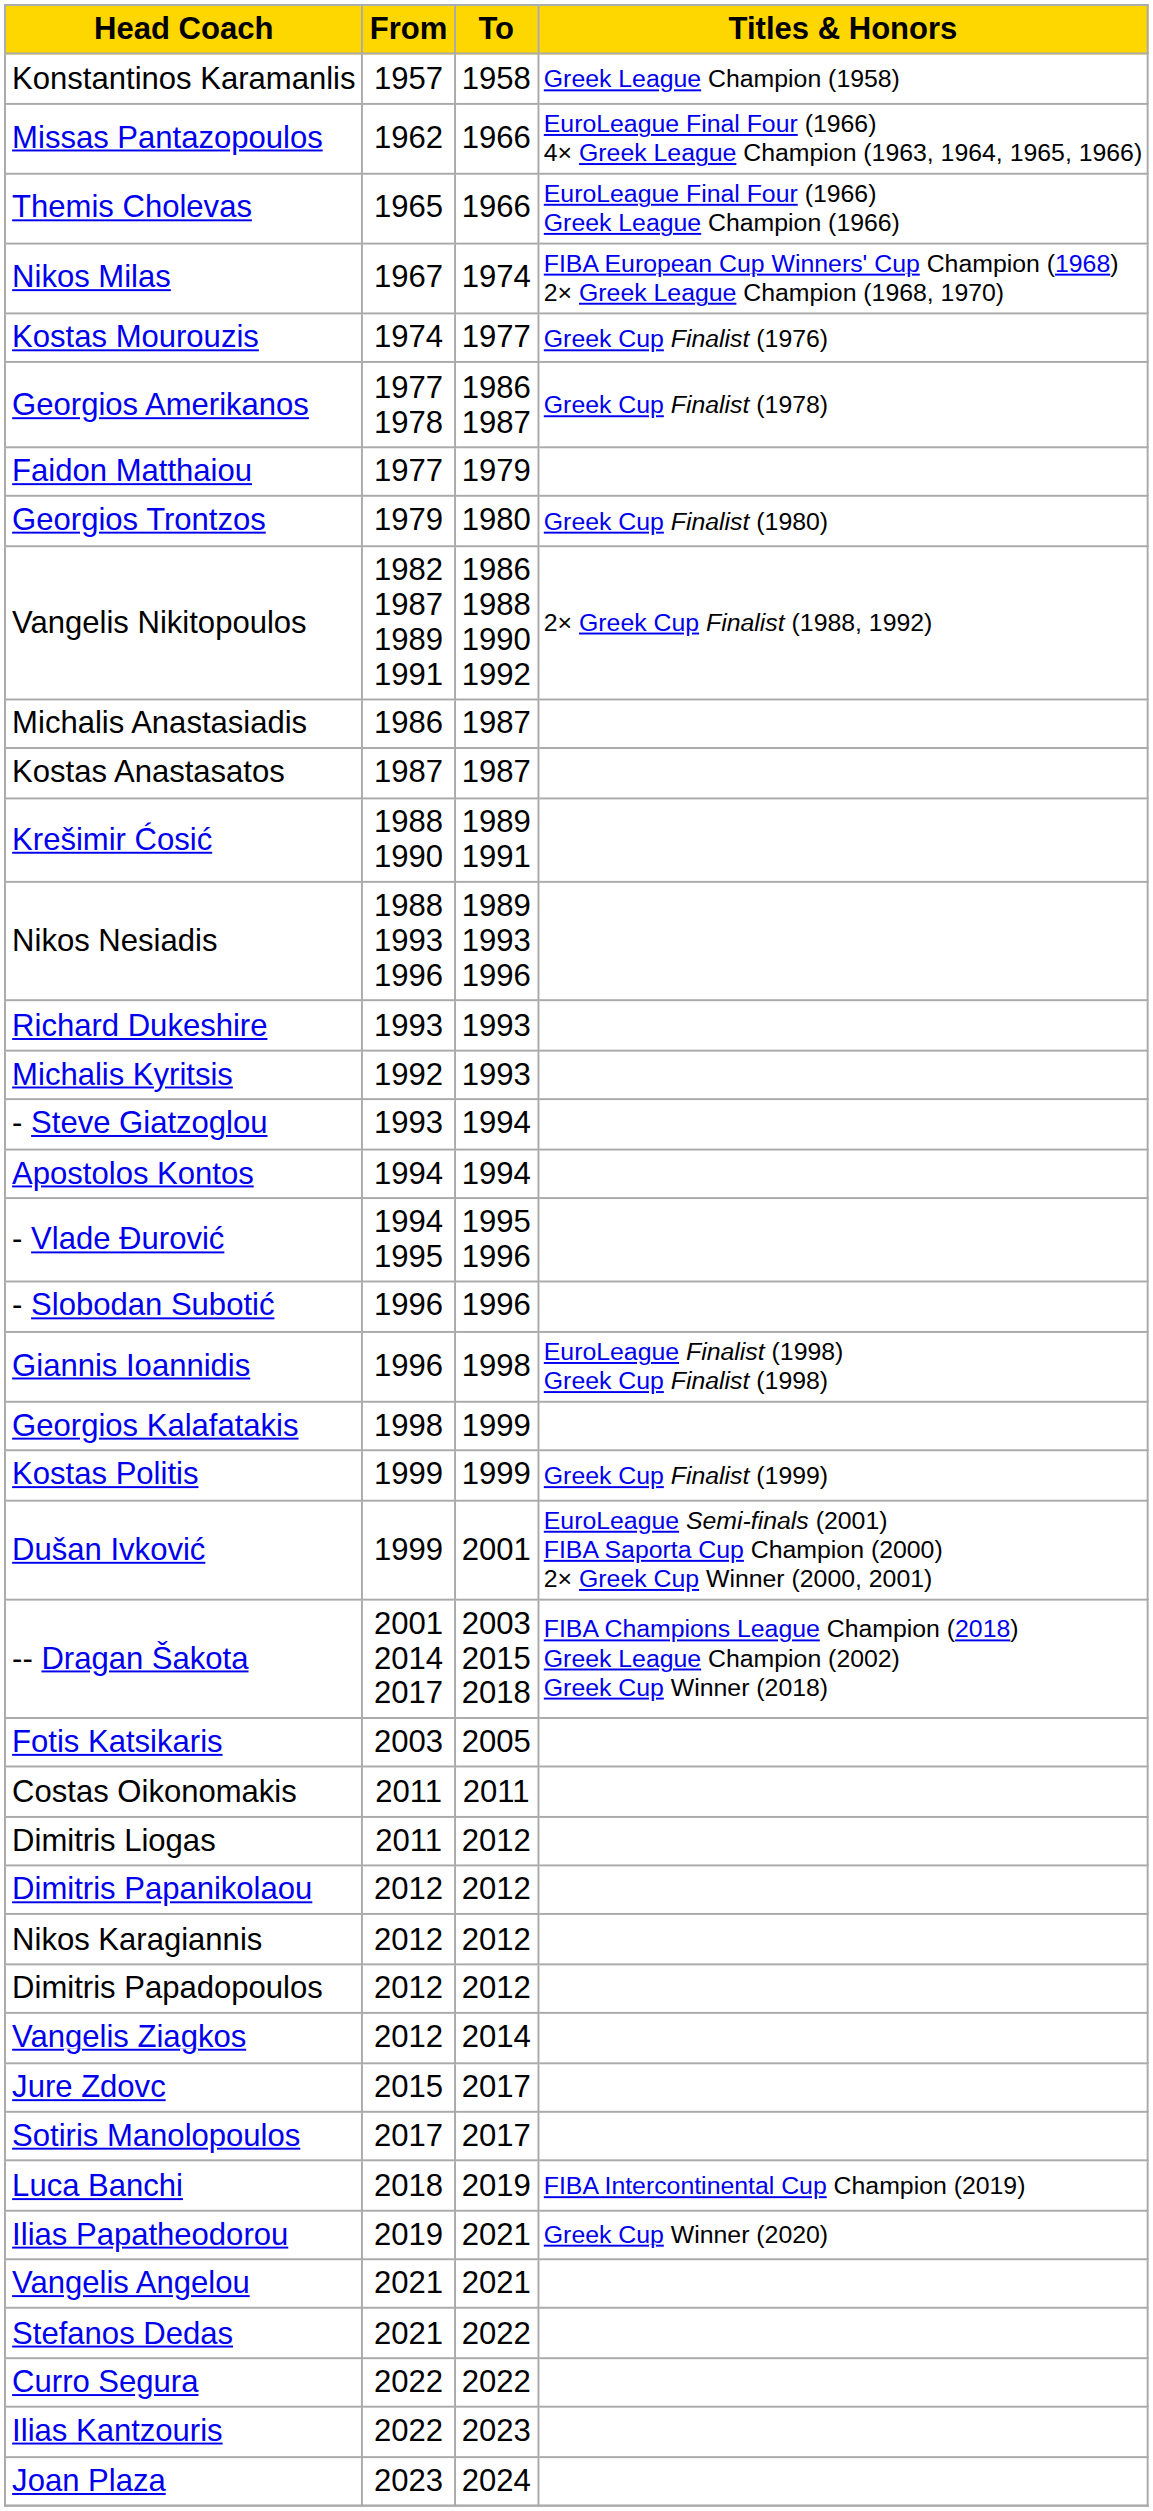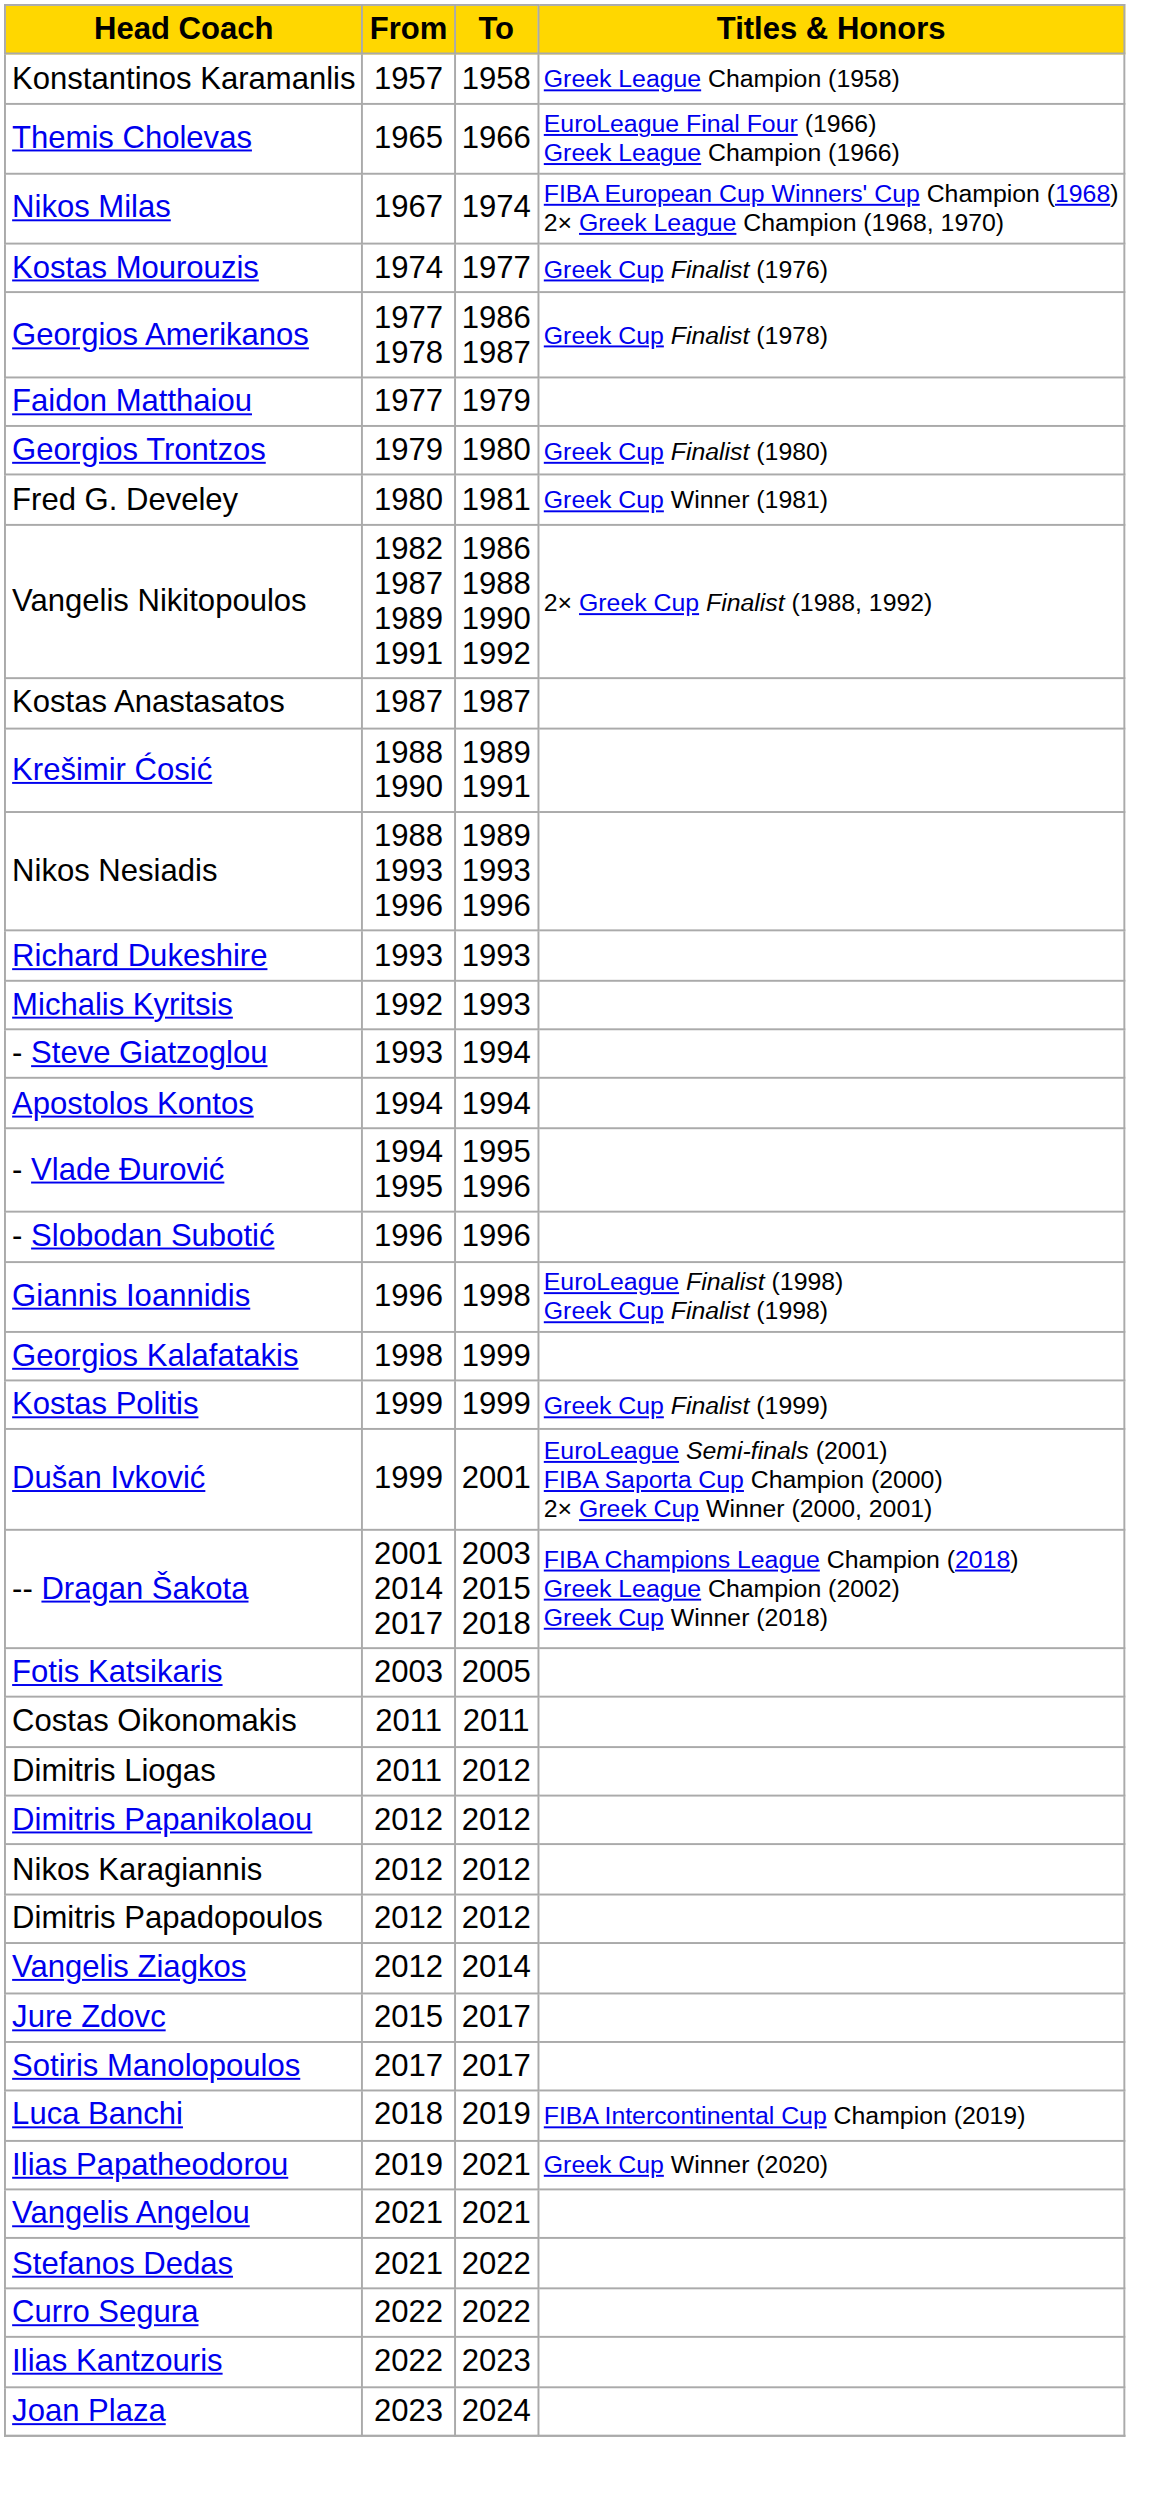- row: (167, 137)
+ row: (125, 499)
- row: (160, 723)
